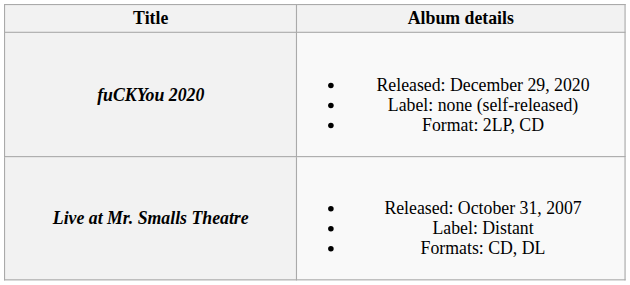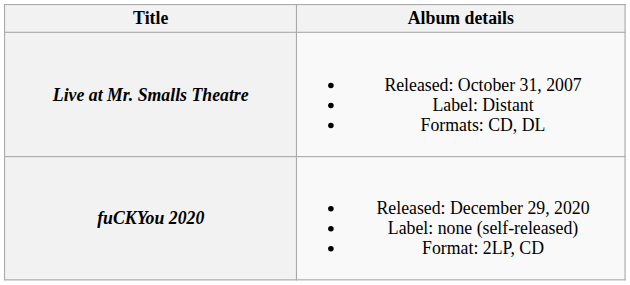rows swapped: (151, 218) <-> (151, 94)
